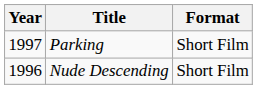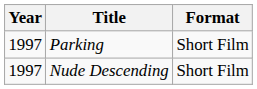(25, 71) 1996 -> (25, 71) 1997
